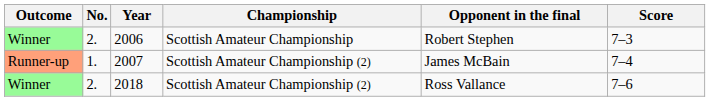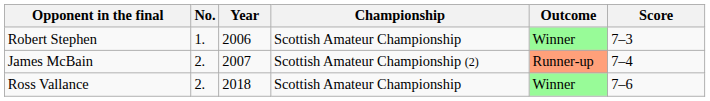columns swapped: (44, 15) <-> (515, 15)
(92, 38) 2. -> (200, 38) 1.
(92, 61) 1. -> (200, 61) 2.
(268, 84) Scottish Amateur Championship (2) -> (367, 84) Scottish Amateur Championship
